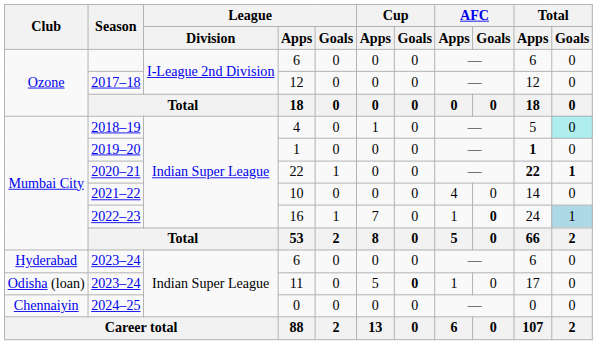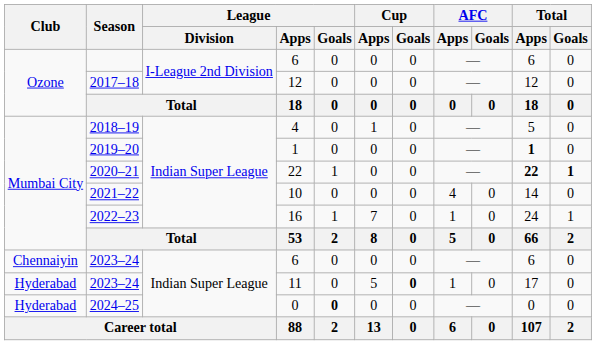(572, 127) paleturquoise background -> (571, 127) no background
(493, 216) bold -> (492, 216) normal
(572, 216) lightblue background -> (571, 216) no background
(46, 261) Hyderabad -> (45, 261) Chennaiyin
(46, 283) Odisha (loan) -> (45, 283) Hyderabad
(46, 305) Chennaiyin -> (45, 305) Hyderabad
(336, 305) normal -> (334, 305) bold
